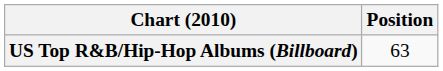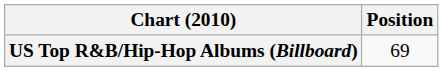(400, 50) 63 -> (400, 50) 69
